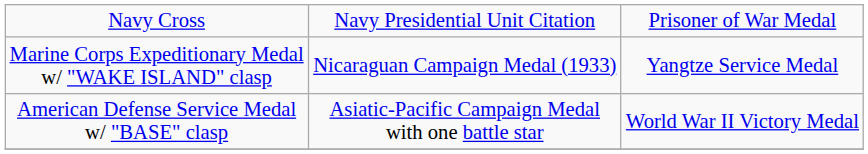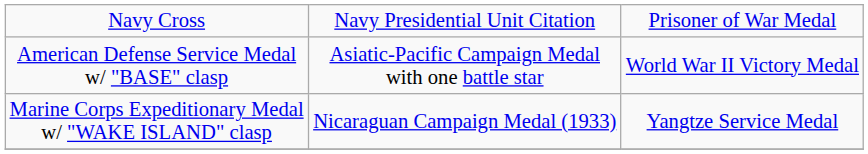rows swapped: (157, 65) <-> (157, 121)
